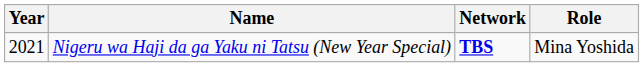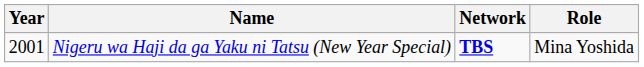(27, 47) 2021 -> (27, 47) 2001
